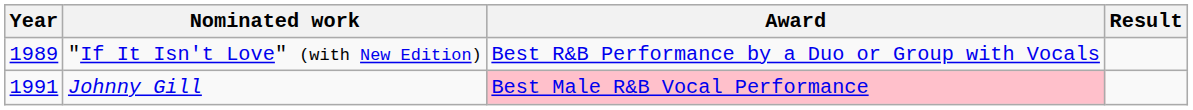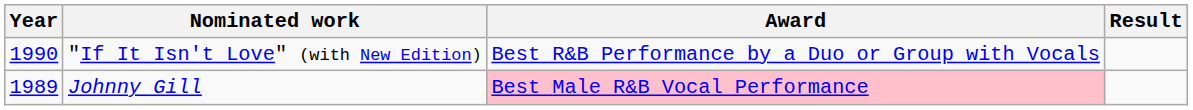(34, 54) 1989 -> (34, 54) 1990
(34, 87) 1991 -> (34, 87) 1989
